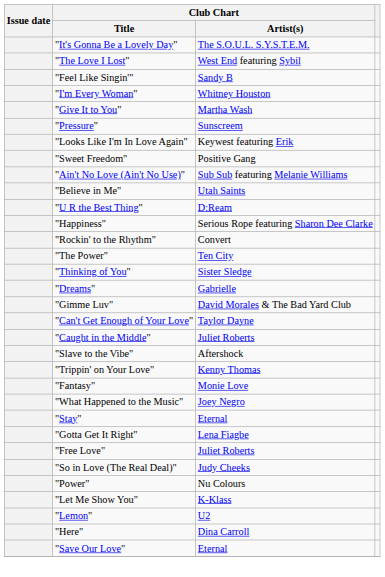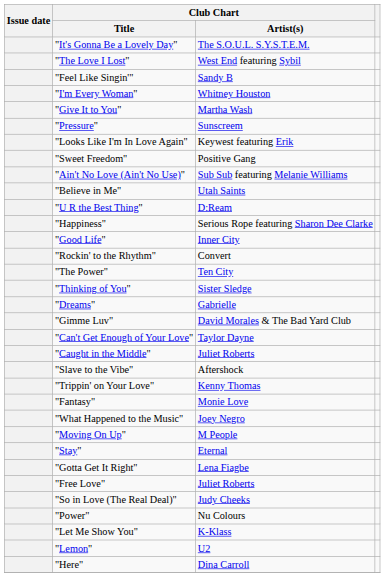+ row: (80, 239)
+ row: (90, 434)
- row: (90, 548)
